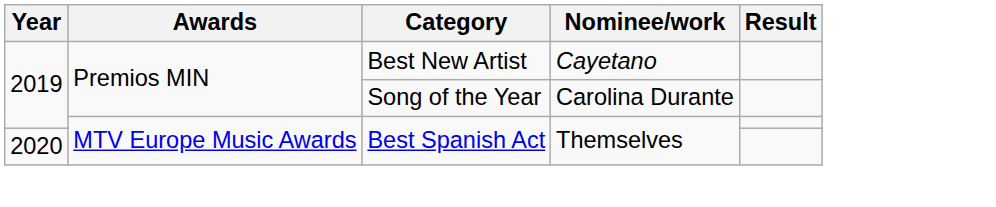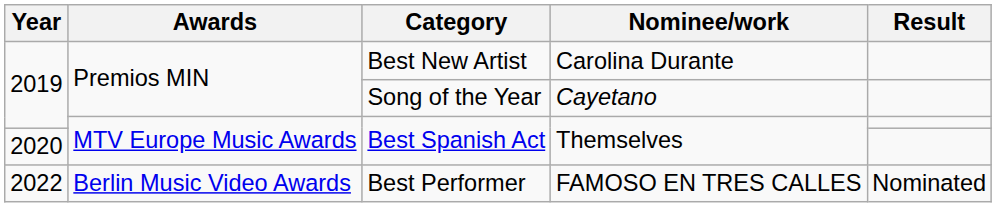(606, 60) Cayetano -> (645, 60) Carolina Durante
(645, 97) Carolina Durante -> (606, 97) Cayetano
+ row: (36, 183)
